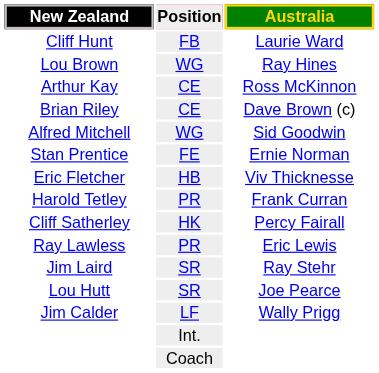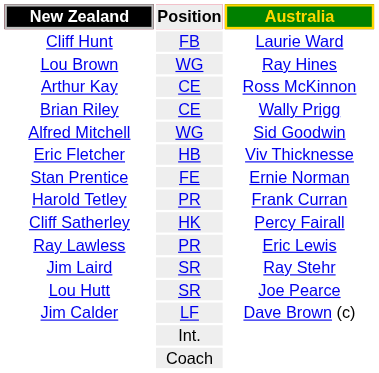(299, 109) Dave Brown (c) -> (299, 109) Wally Prigg
rows swapped: (79, 155) <-> (79, 177)
(299, 313) Wally Prigg -> (299, 313) Dave Brown (c)
